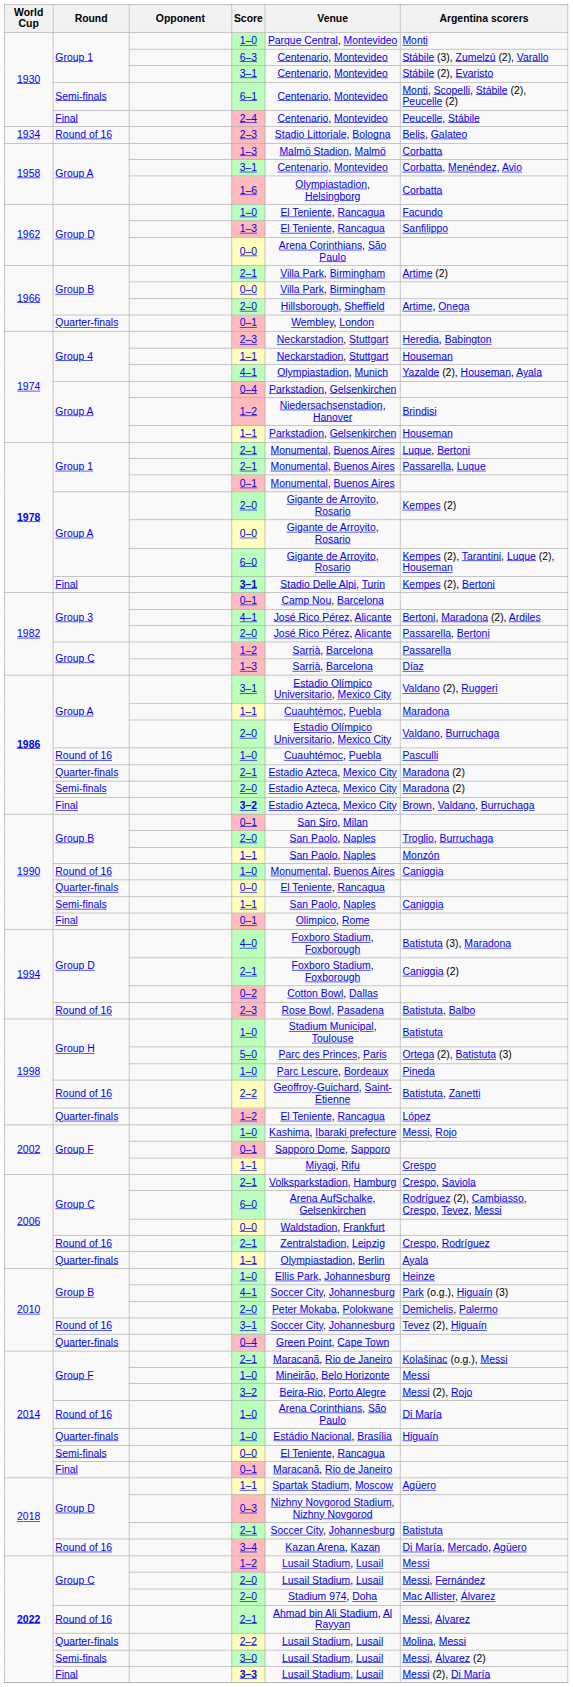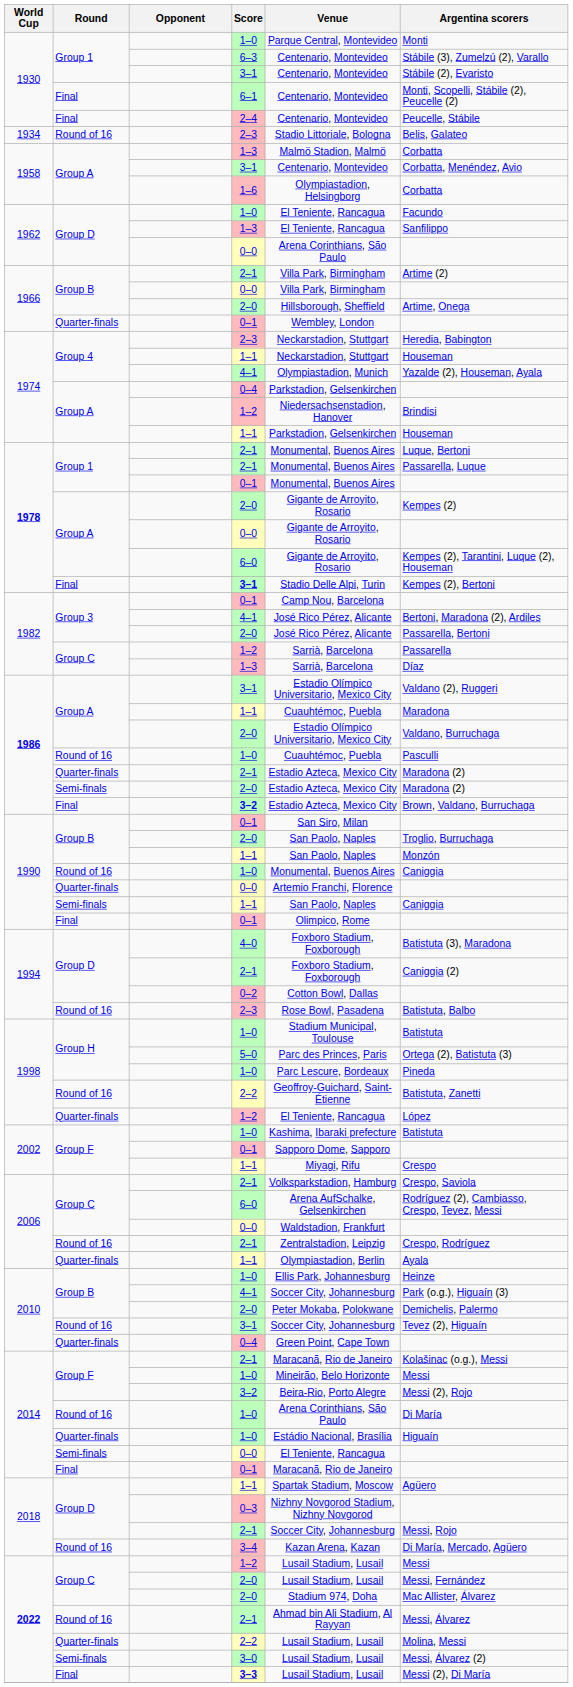(81, 96) Semi-finals -> (67, 96) Final
(333, 888) El Teniente, Rancagua -> (333, 888) Artemio Franchi, Florence
(430, 1133) Messi, Rojo -> (423, 1133) Batistuta
(423, 1531) Batistuta -> (430, 1531) Messi, Rojo
